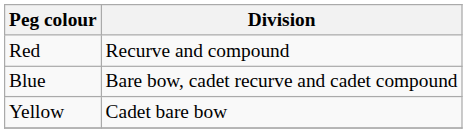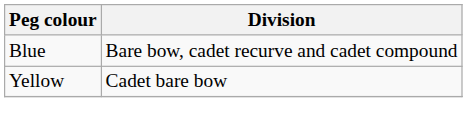- row: (25, 50)
